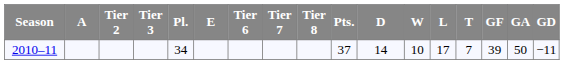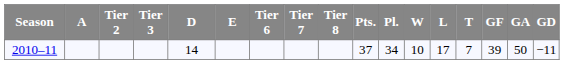columns swapped: (381, 22) <-> (181, 22)
